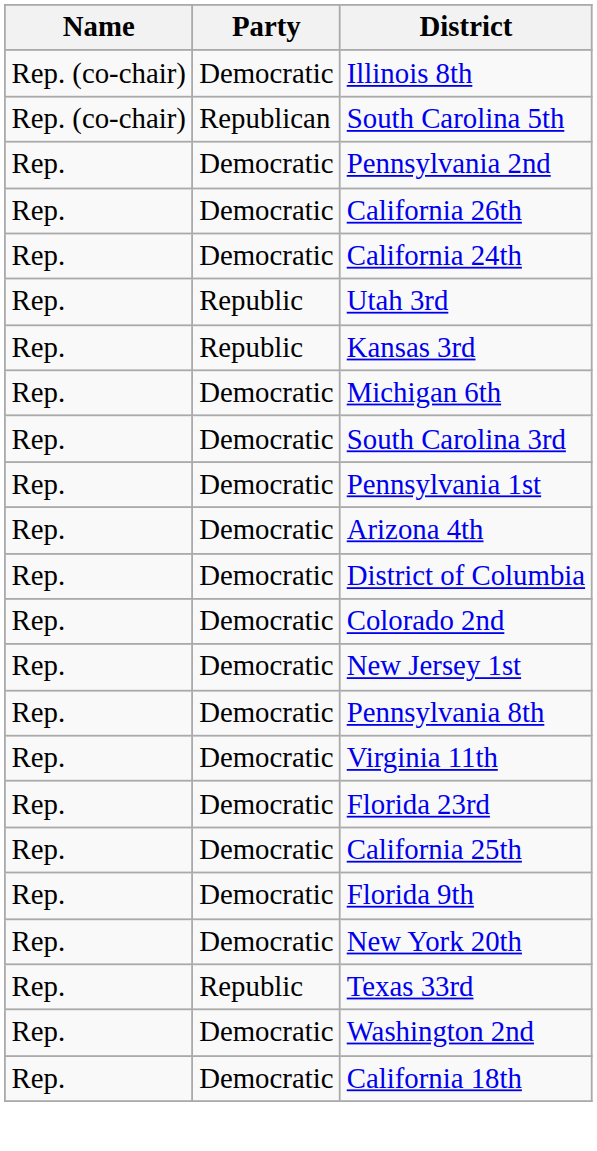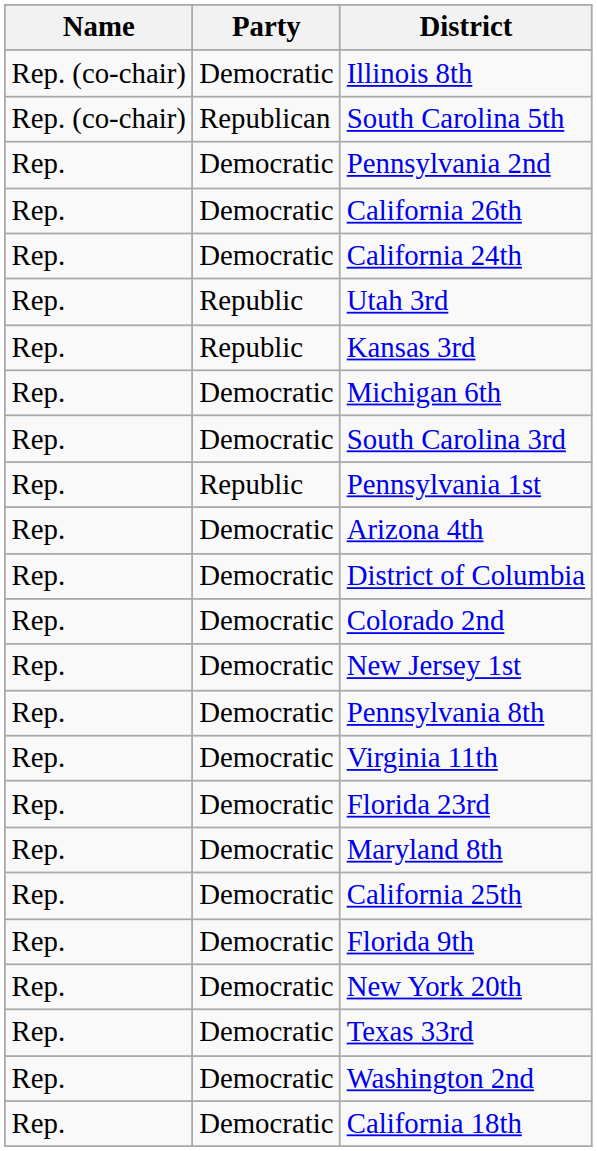(266, 484) Democratic -> (251, 484) Republic
+ row: (425, 849)
(251, 986) Republic -> (266, 1032) Democratic
